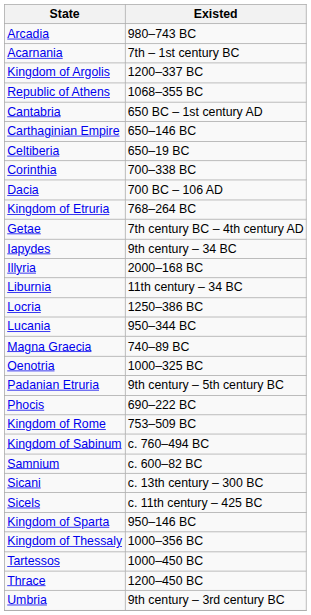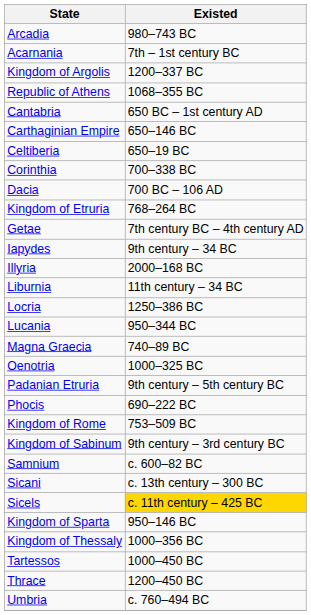(168, 444) c. 760–494 BC -> (206, 444) 9th century – 3rd century BC
(195, 502) no background -> (195, 502) gold background
(206, 600) 9th century – 3rd century BC -> (168, 600) c. 760–494 BC
